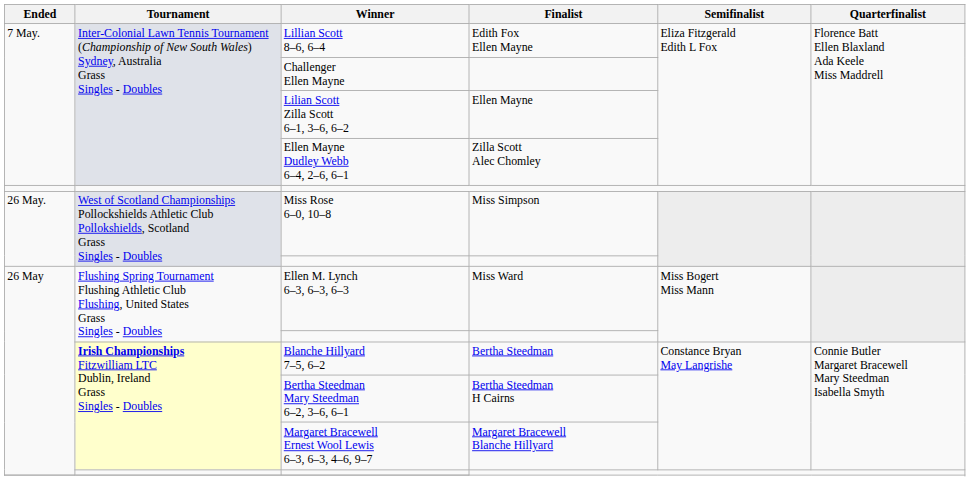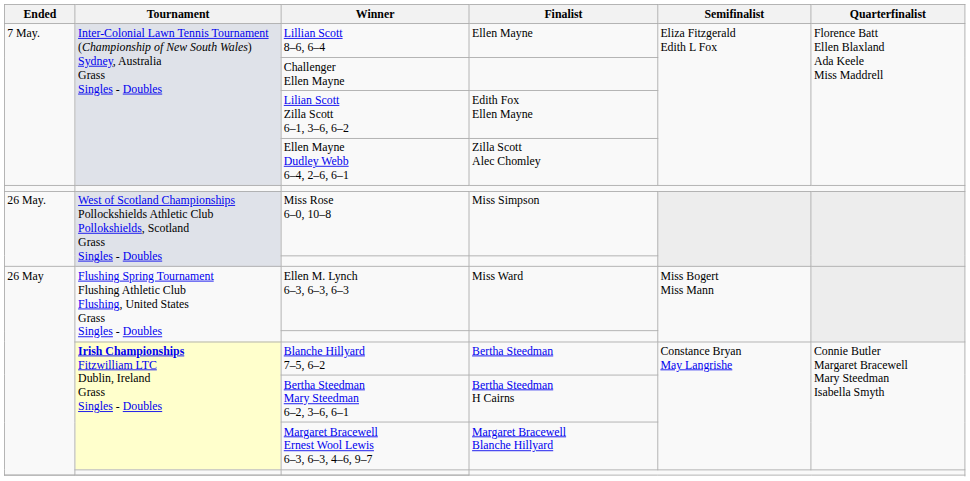(502, 40) Edith Fox Ellen Mayne -> (502, 33) Ellen Mayne
(502, 100) Ellen Mayne -> (502, 107) Edith Fox Ellen Mayne
